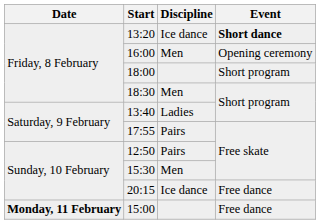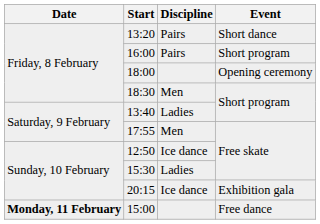(184, 33) Ice dance -> (173, 33) Pairs
(250, 33) bold -> (248, 33) normal
(172, 53) Men -> (173, 53) Pairs
(265, 53) Opening ceremony -> (254, 53) Short program
(254, 72) Short program -> (265, 72) Opening ceremony
(173, 131) Pairs -> (172, 131) Men
(173, 151) Pairs -> (184, 151) Ice dance
(172, 170) Men -> (177, 170) Ladies
(245, 190) Free dance -> (256, 190) Exhibition gala
